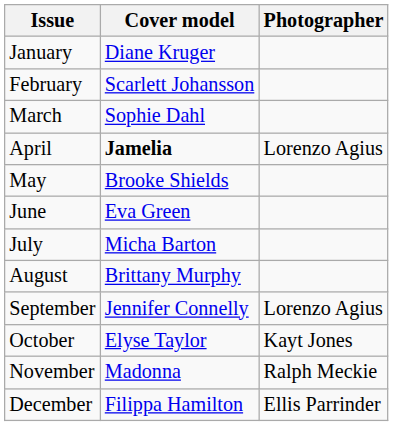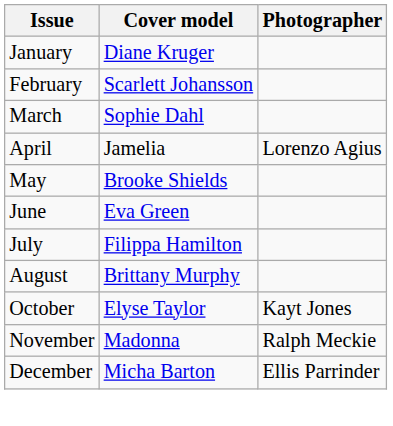(138, 148) bold -> (134, 148) normal
(160, 244) Micha Barton -> (173, 244) Filippa Hamilton
- row: (52, 308)
(174, 404) Filippa Hamilton -> (159, 372) Micha Barton
